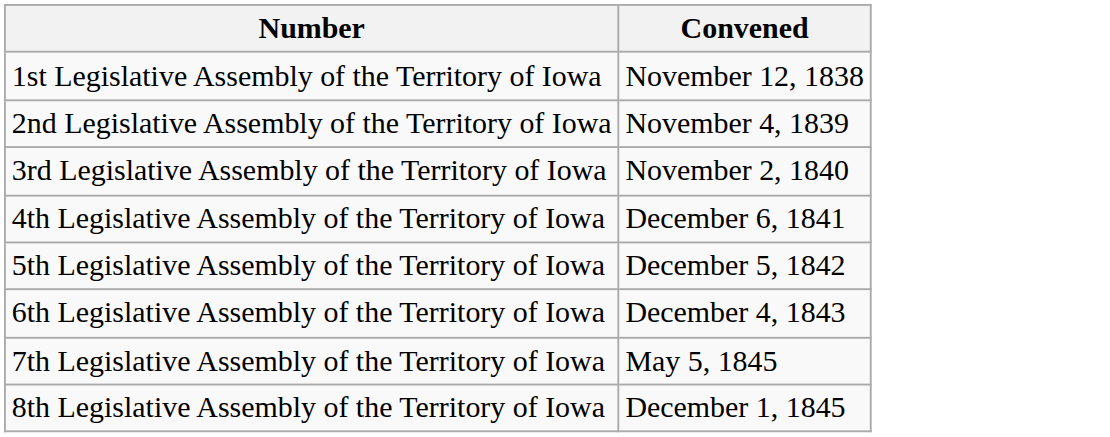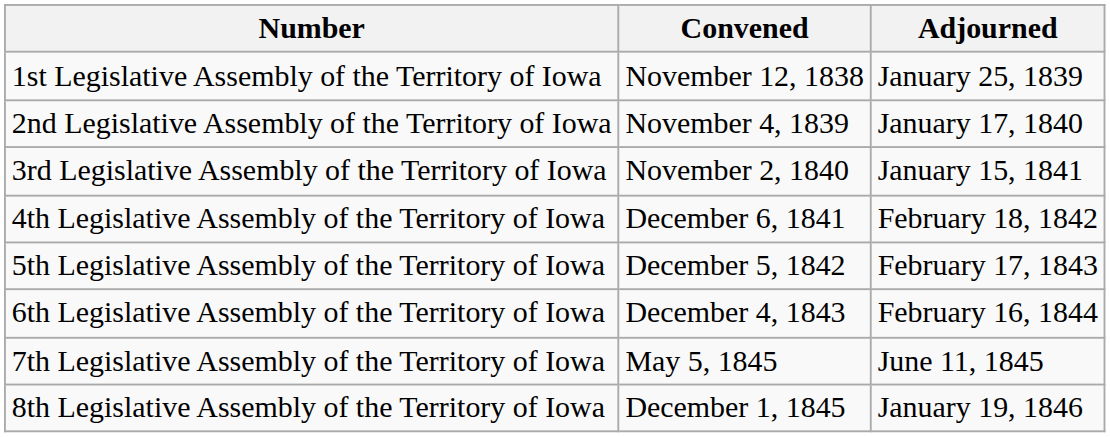+ column: (988, 28)
